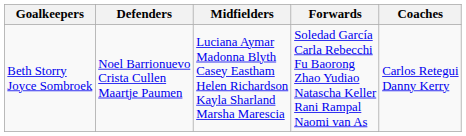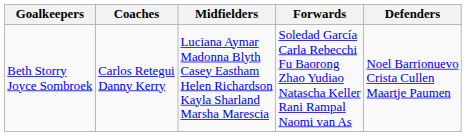columns swapped: (144, 14) <-> (420, 14)
